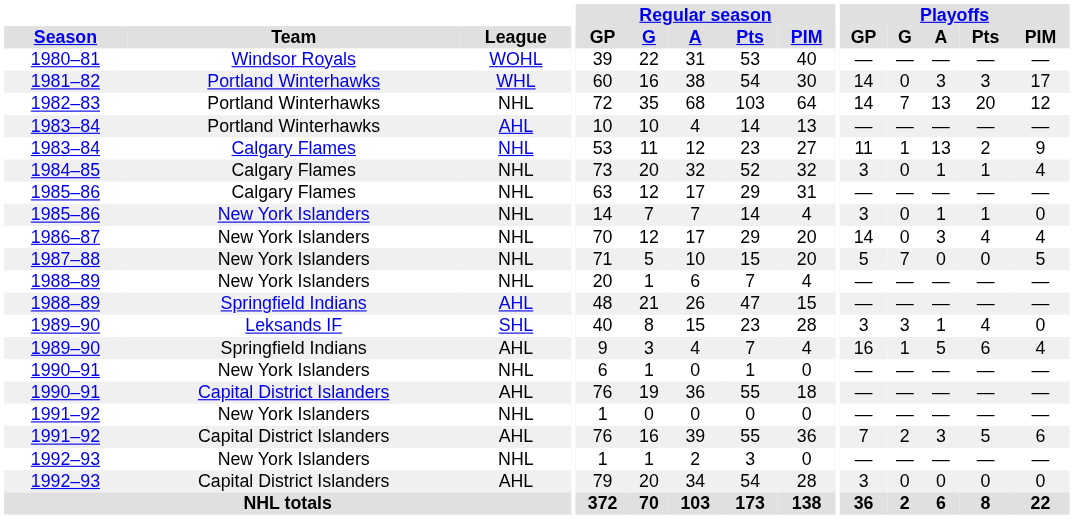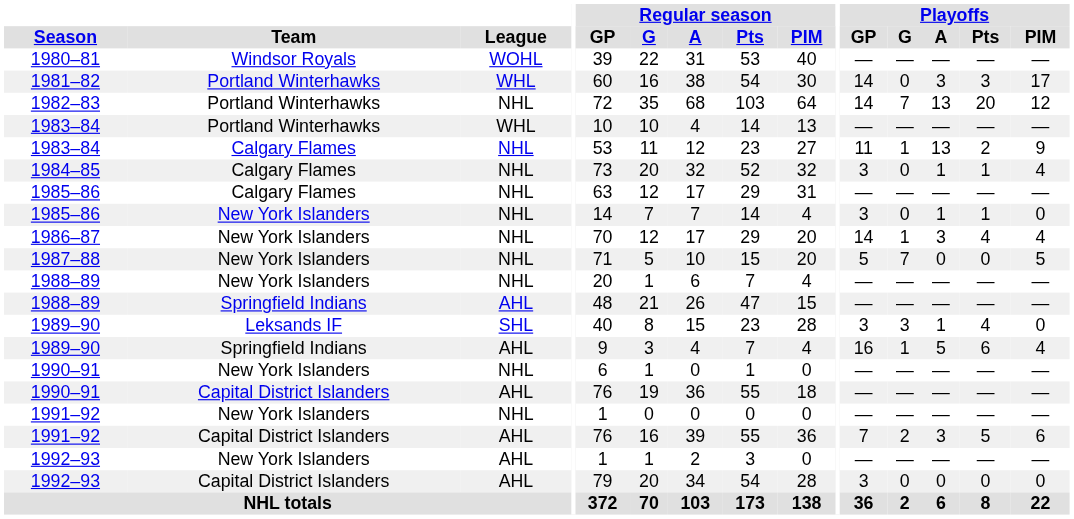(516, 126) AHL -> (516, 126) WHL
(905, 237) 0 -> (905, 237) 1
(516, 459) NHL -> (516, 459) AHL
